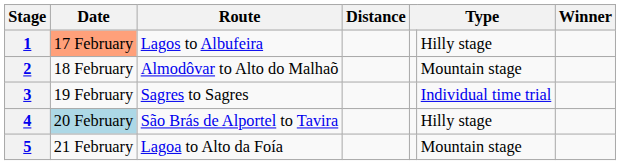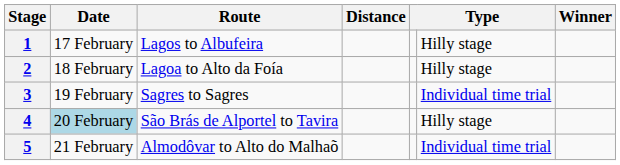(94, 43) lightsalmon background -> (94, 43) no background
(240, 69) Almodôvar to Alto do Malhaõ -> (212, 69) Lagoa to Alto da Foía
(471, 69) Mountain stage -> (456, 69) Hilly stage
(212, 146) Lagoa to Alto da Foía -> (240, 146) Almodôvar to Alto do Malhaõ
(471, 146) Mountain stage -> (486, 146) Individual time trial
